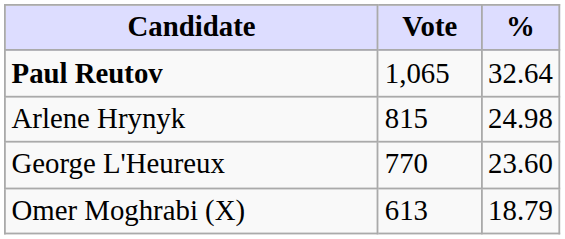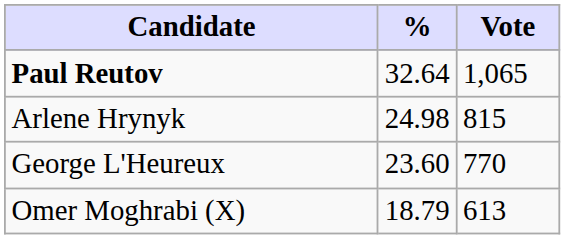columns swapped: (430, 27) <-> (520, 27)
